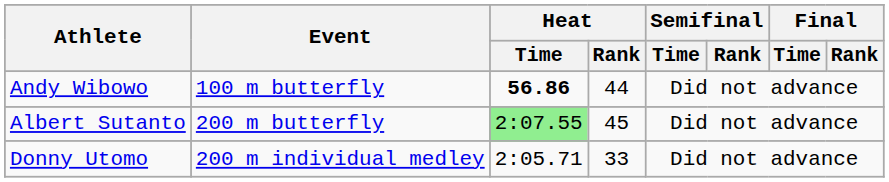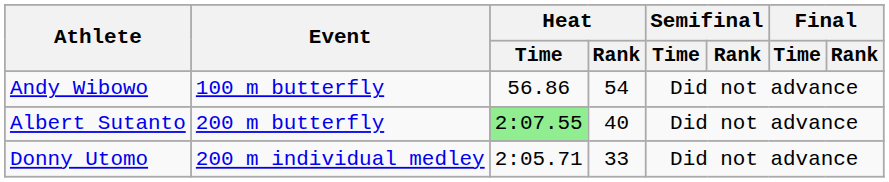(539, 89) bold -> (539, 89) normal
(616, 89) 44 -> (616, 89) 54
(616, 124) 45 -> (616, 124) 40
